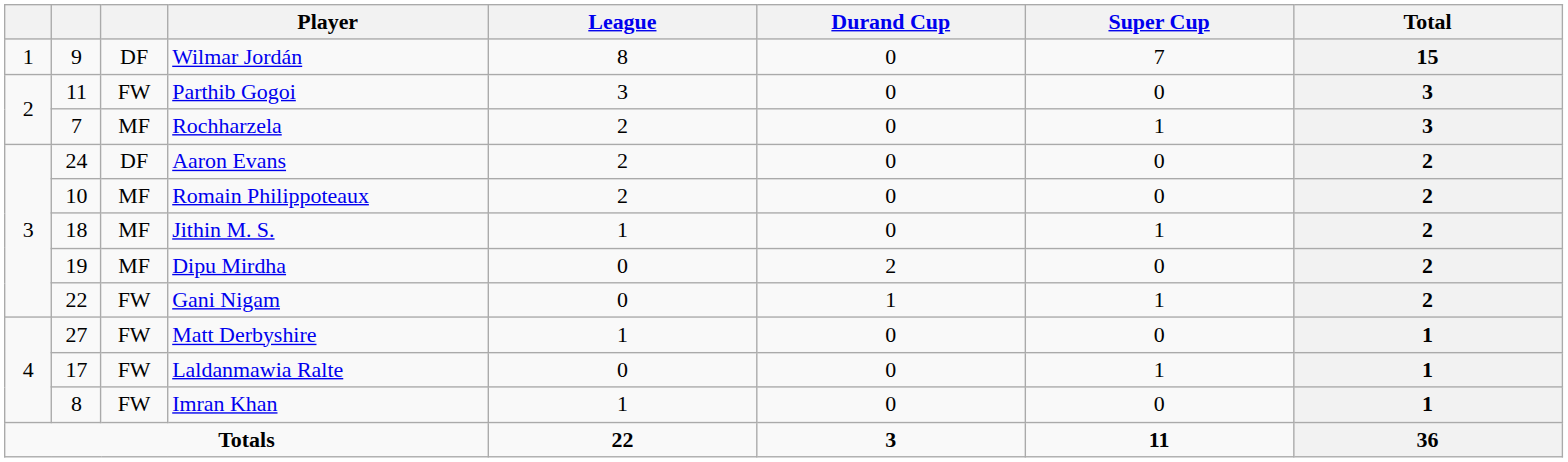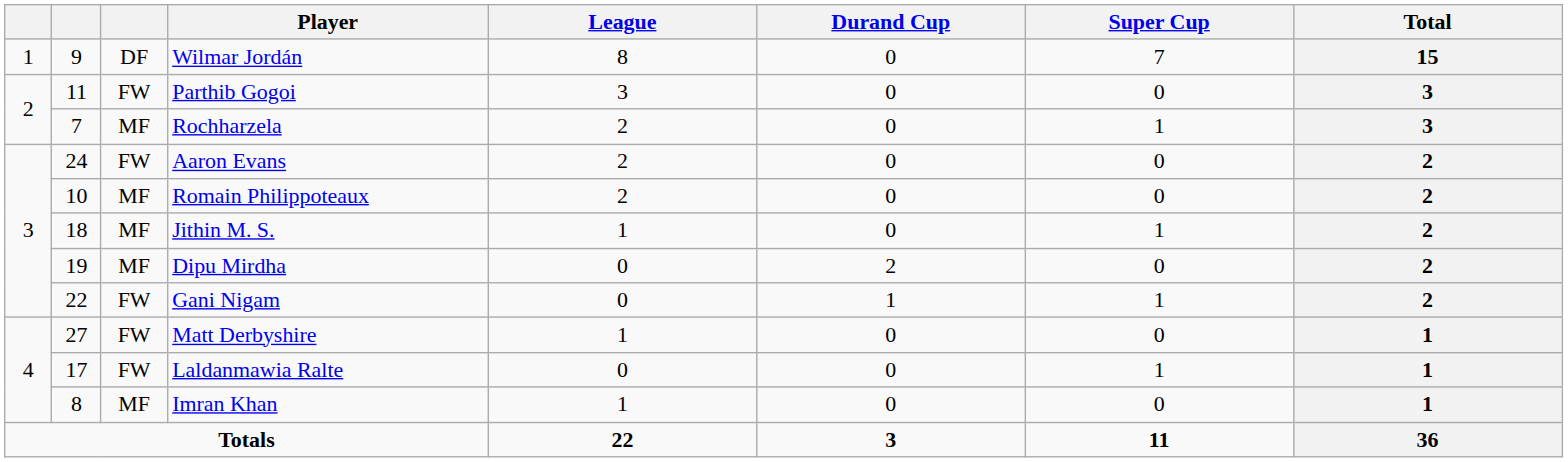(134, 160) DF -> (134, 160) FW
(134, 404) FW -> (134, 404) MF
